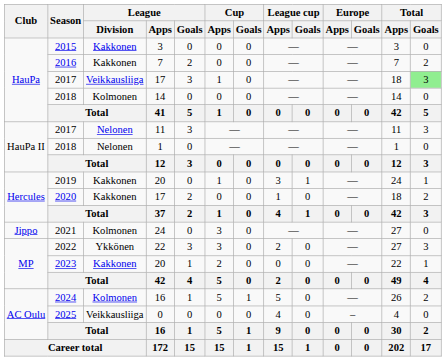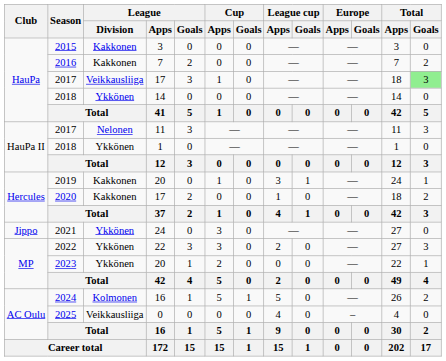(115, 96) Kolmonen -> (115, 96) Ykkönen
(115, 146) Nelonen -> (115, 146) Ykkönen
(115, 230) Kolmonen -> (115, 230) Ykkönen
(115, 264) Kakkonen -> (115, 264) Ykkönen
